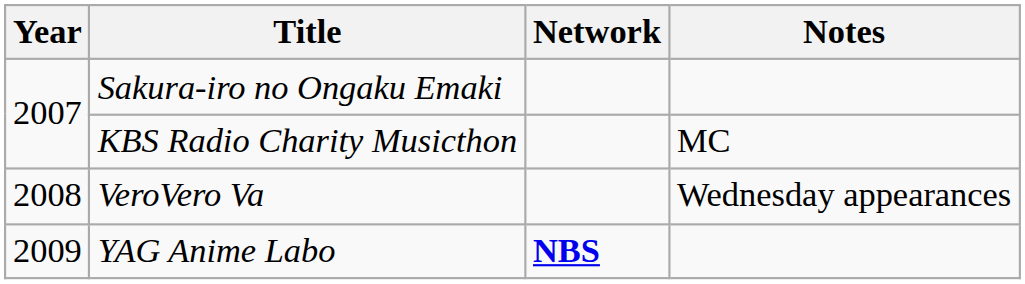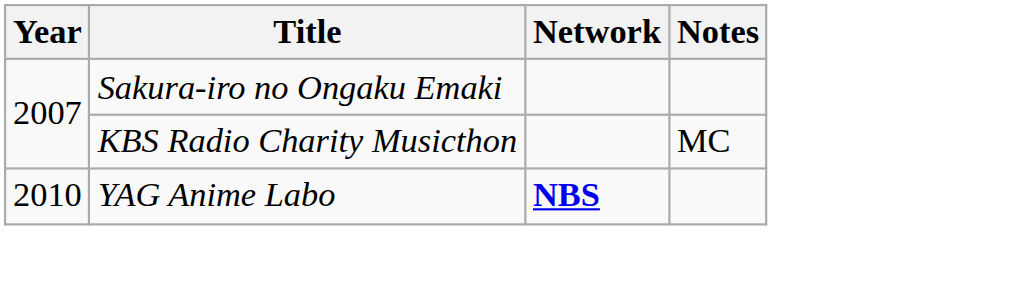- row: (181, 195)
(47, 250) 2009 -> (47, 195) 2010
